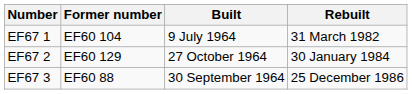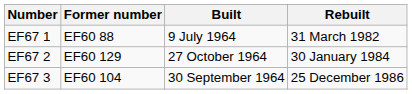(93, 36) EF60 104 -> (89, 36) EF60 88
(89, 78) EF60 88 -> (93, 78) EF60 104
